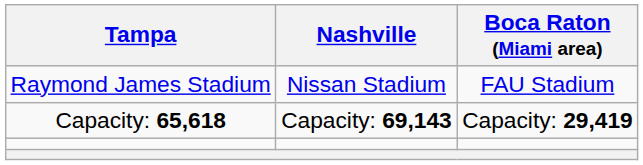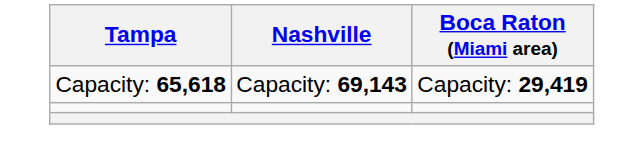- row: (141, 84)
